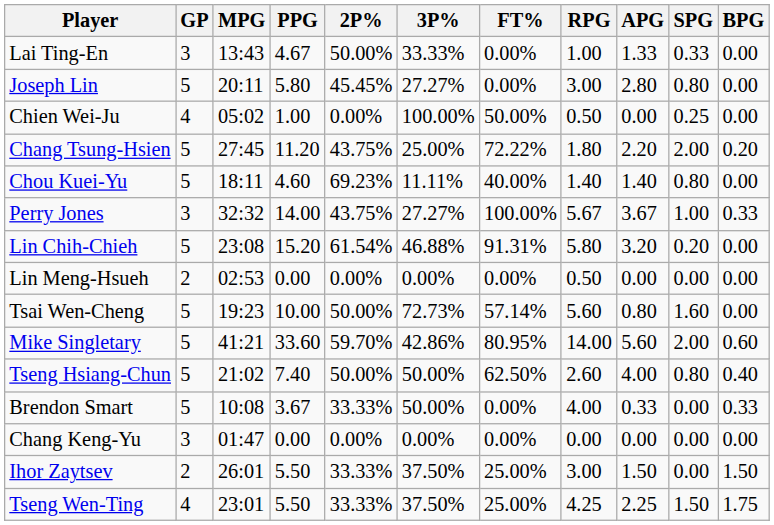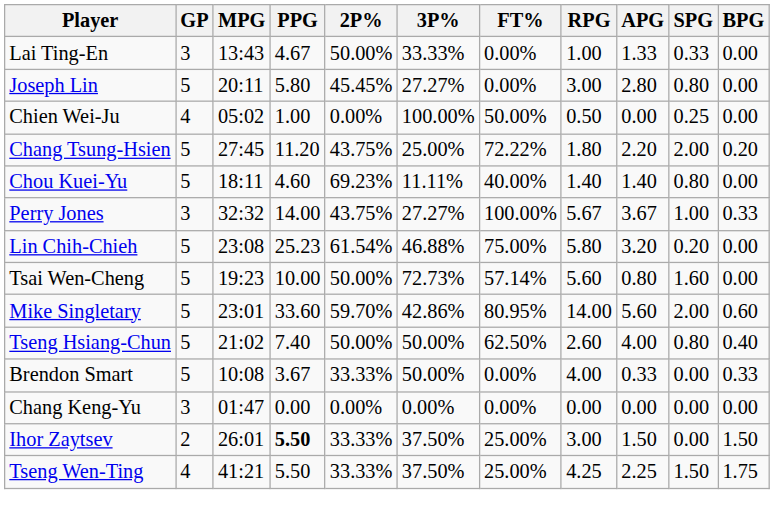(298, 246) 15.20 -> (298, 246) 25.23
(515, 246) 91.31% -> (515, 246) 75.00%
- row: (79, 278)
(241, 342) 41:21 -> (241, 310) 23:01
(293, 471) normal -> (293, 439) bold
(241, 504) 23:01 -> (241, 471) 41:21
